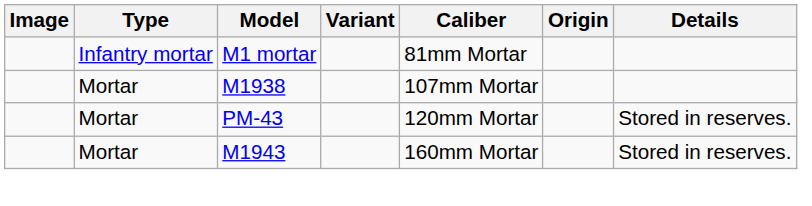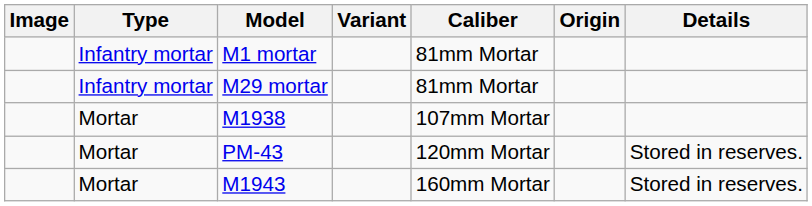+ row: (275, 86)
